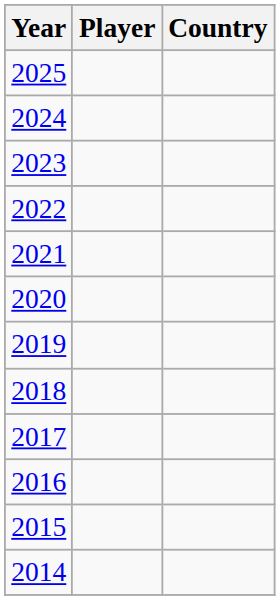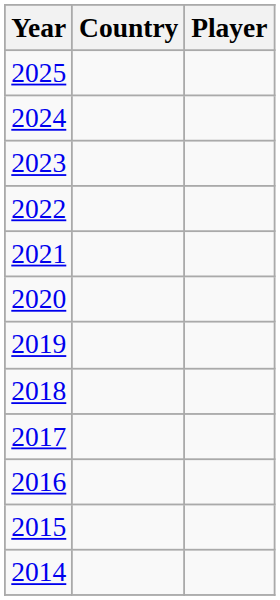columns swapped: (117, 27) <-> (218, 27)
